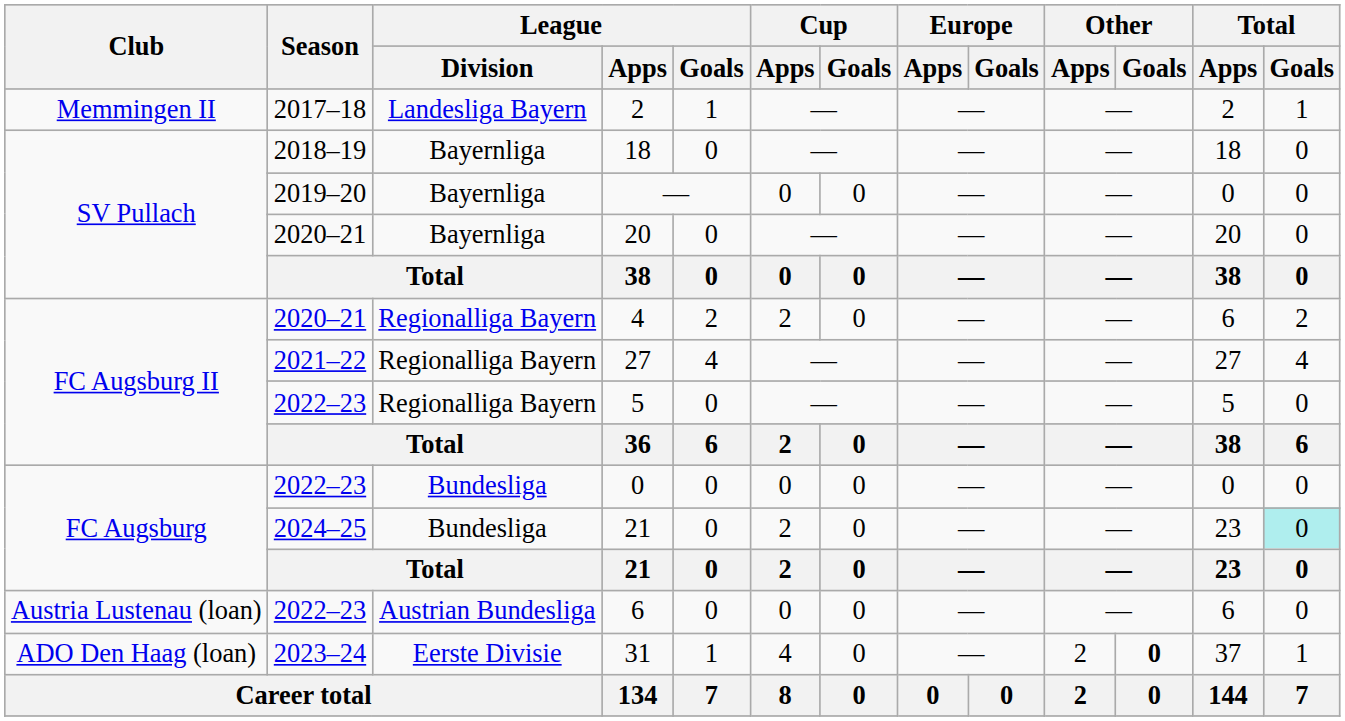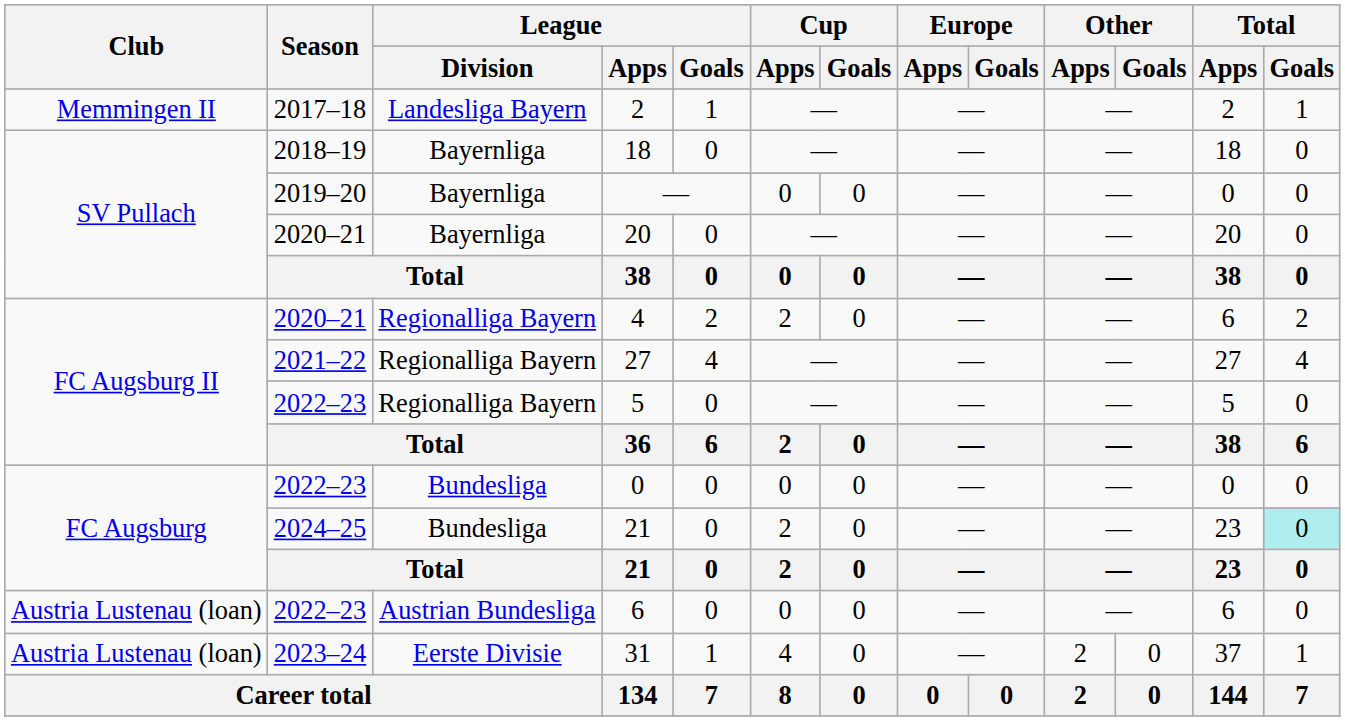(136, 653) ADO Den Haag (loan) -> (136, 653) Austria Lustenau (loan)
(1154, 653) bold -> (1154, 653) normal
